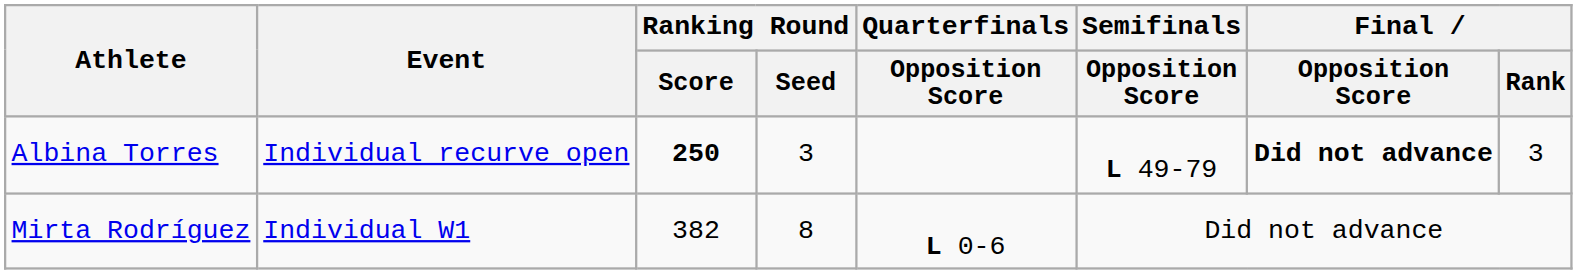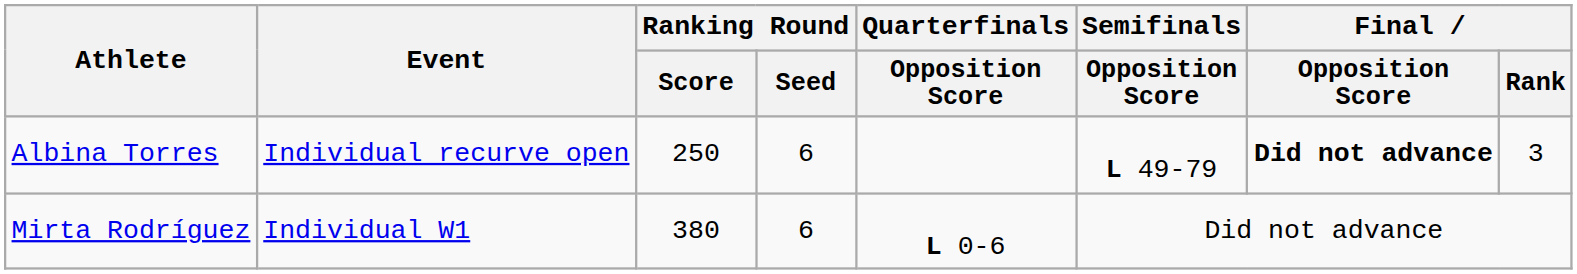(696, 154) bold -> (696, 154) normal
(806, 154) 3 -> (806, 154) 6
(696, 231) 382 -> (696, 231) 380
(806, 231) 8 -> (806, 231) 6
